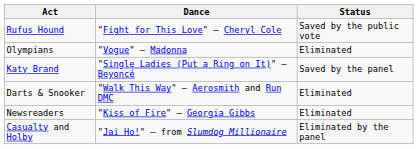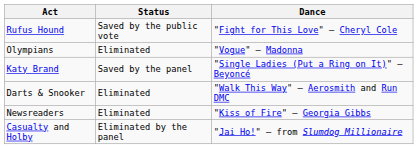columns swapped: (196, 11) <-> (355, 11)
